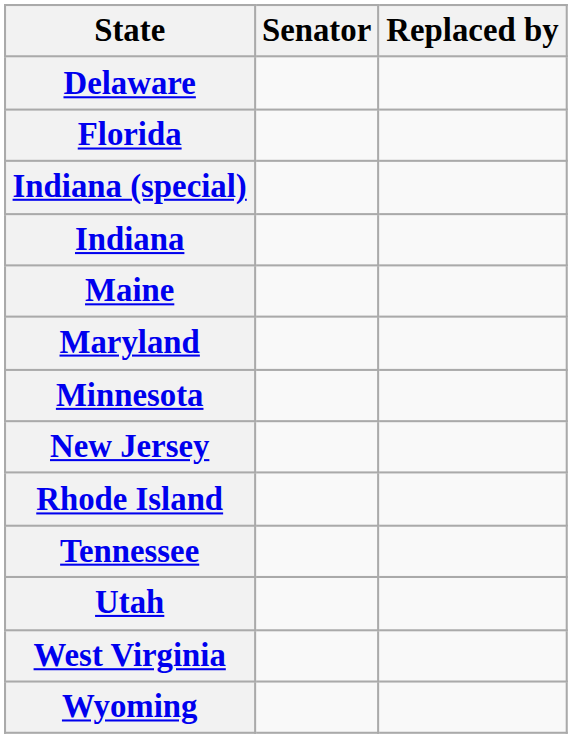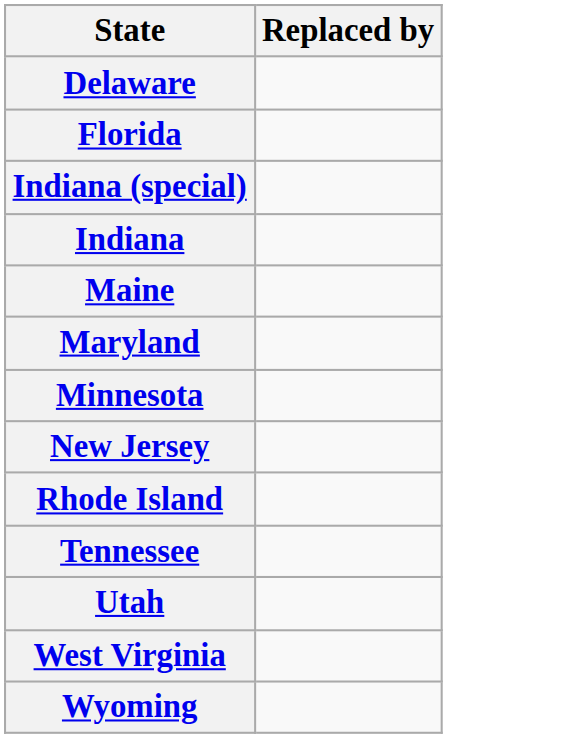- column: (317, 30)
